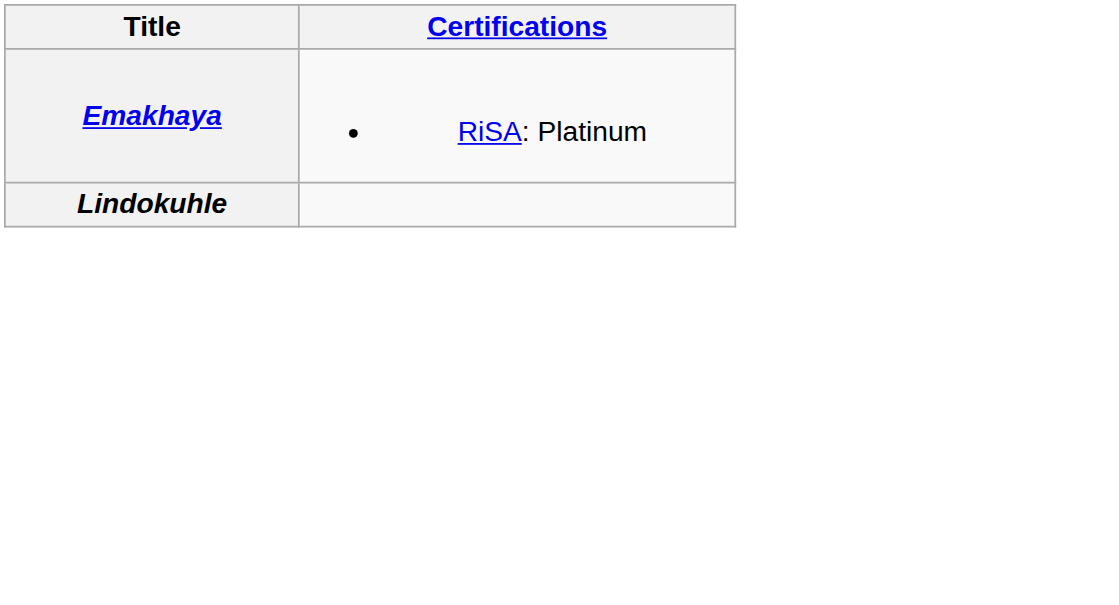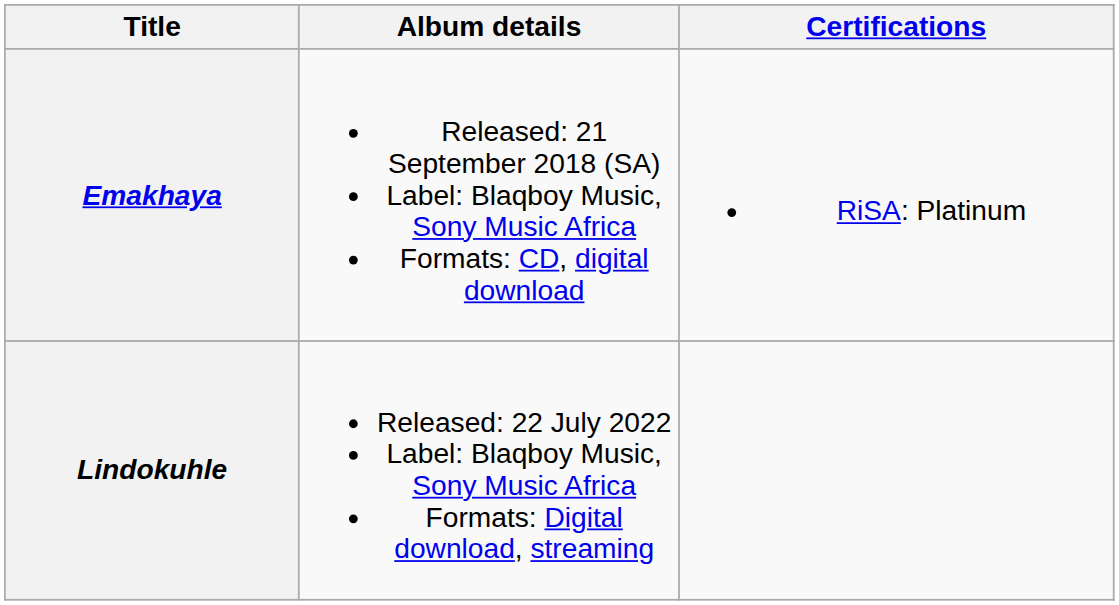+ column: (489, 26)
